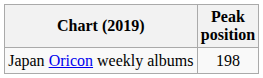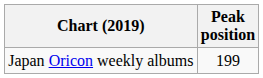(228, 60) 198 -> (228, 60) 199
